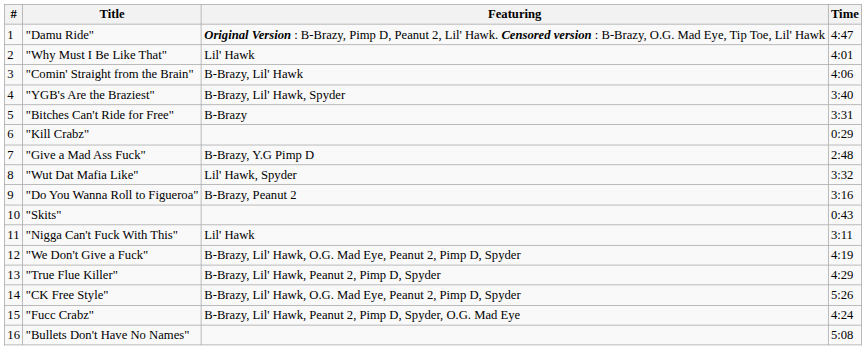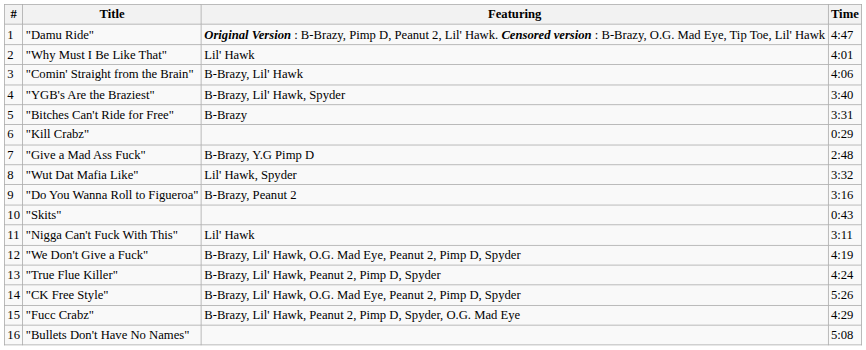(842, 275) 4:29 -> (842, 275) 4:24
(842, 315) 4:24 -> (842, 315) 4:29
